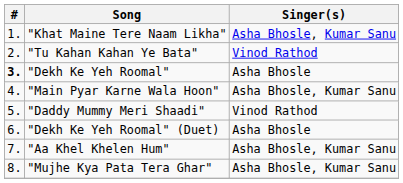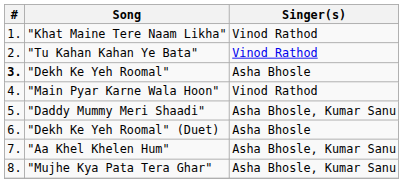(314, 33) Asha Bhosle, Kumar Sanu -> (275, 33) Vinod Rathod
(314, 91) Asha Bhosle, Kumar Sanu -> (275, 91) Vinod Rathod
(275, 110) Vinod Rathod -> (314, 110) Asha Bhosle, Kumar Sanu
